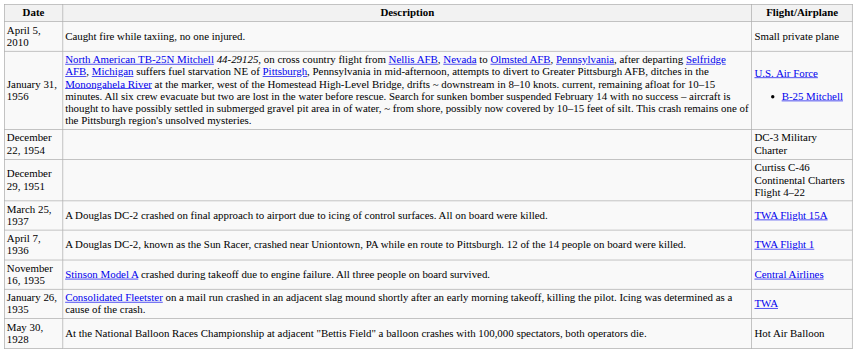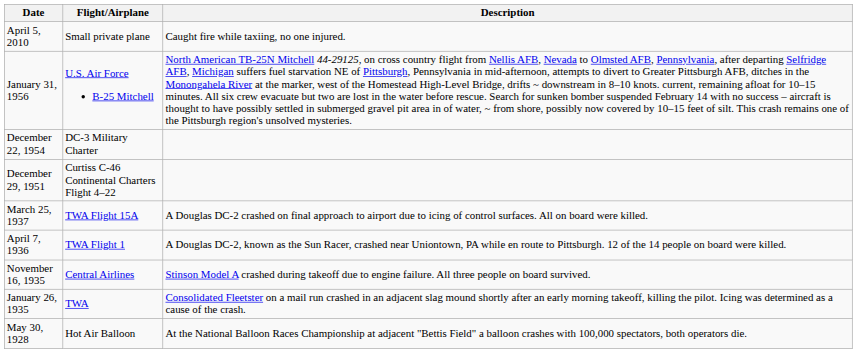columns swapped: (802, 13) <-> (407, 13)
